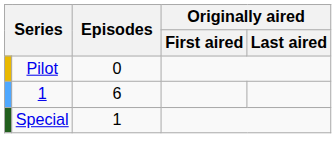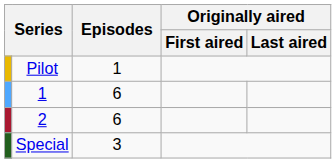(117, 68) 0 -> (117, 68) 1
+ row: (42, 119)
(117, 119) 1 -> (117, 145) 3
